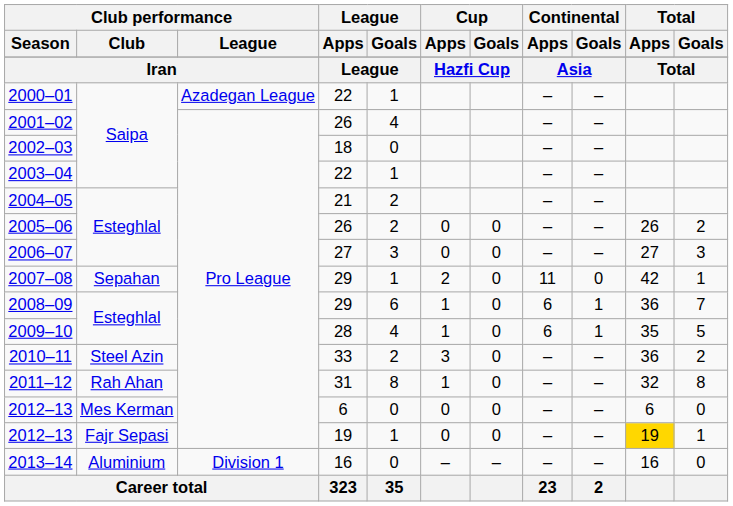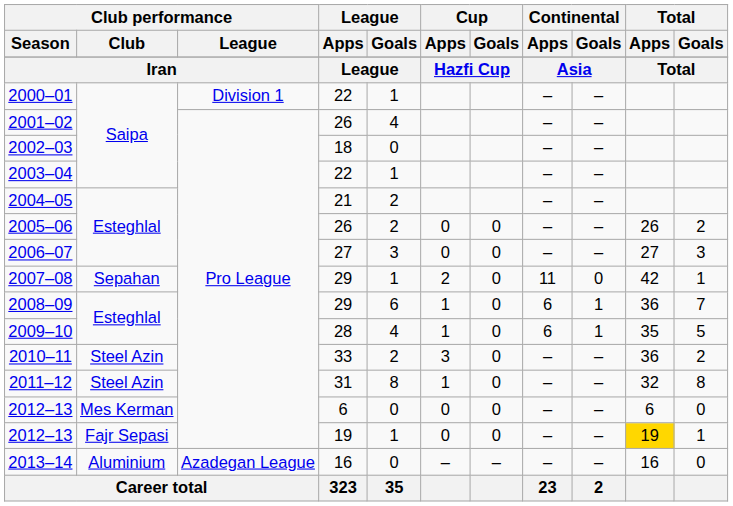(248, 95) Azadegan League -> (248, 95) Division 1
(127, 383) Rah Ahan -> (127, 383) Steel Azin
(248, 461) Division 1 -> (248, 461) Azadegan League
